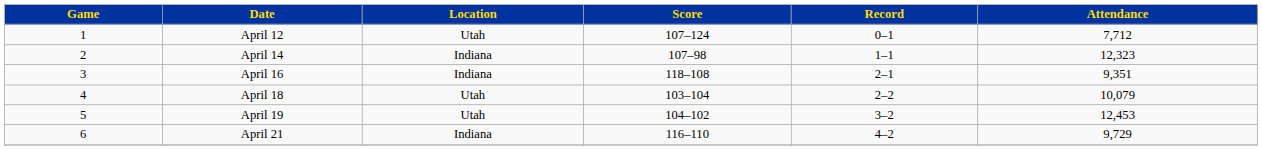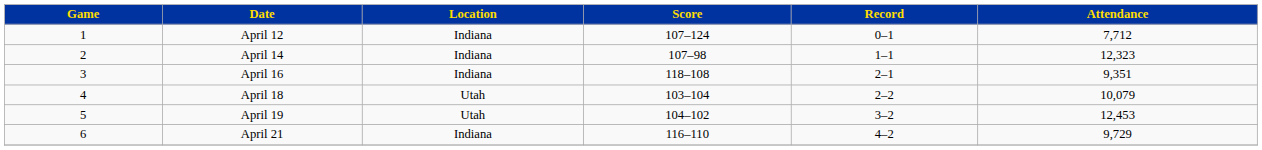(473, 34) Utah -> (473, 34) Indiana
